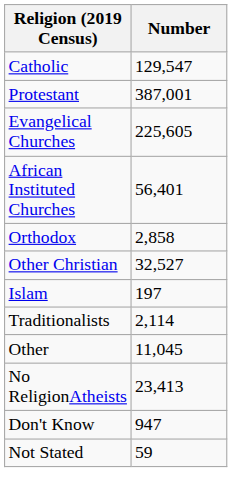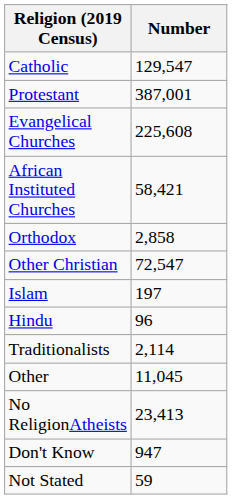(164, 131) 225,605 -> (164, 131) 225,608
(159, 189) 56,401 -> (159, 189) 58,421
(159, 265) 32,527 -> (159, 265) 72,547
+ row: (31, 320)
